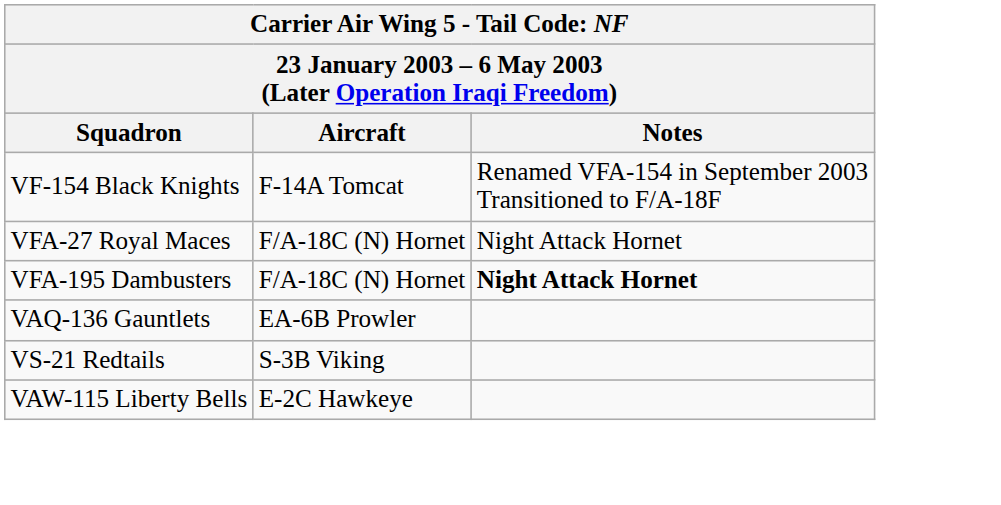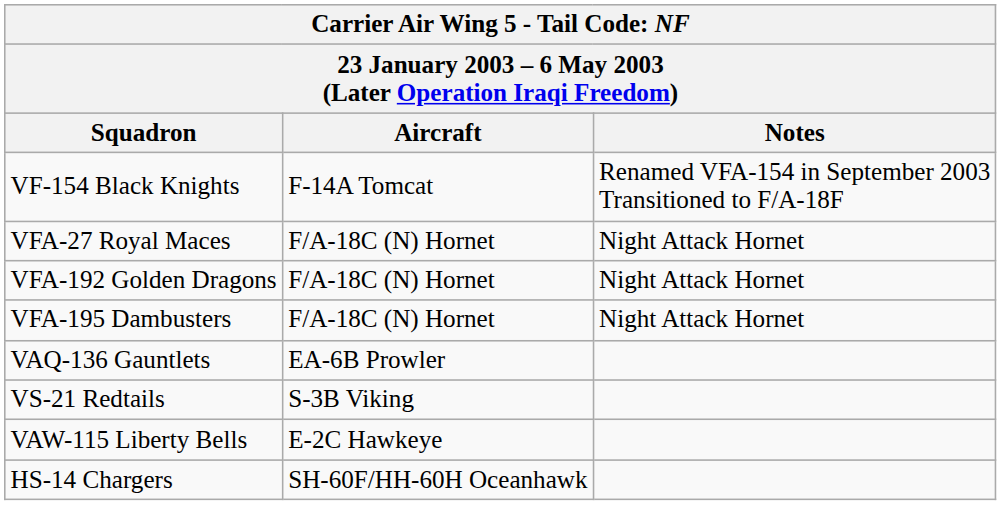+ row: (144, 280)
(587, 280) bold -> (702, 319) normal
+ row: (92, 479)
